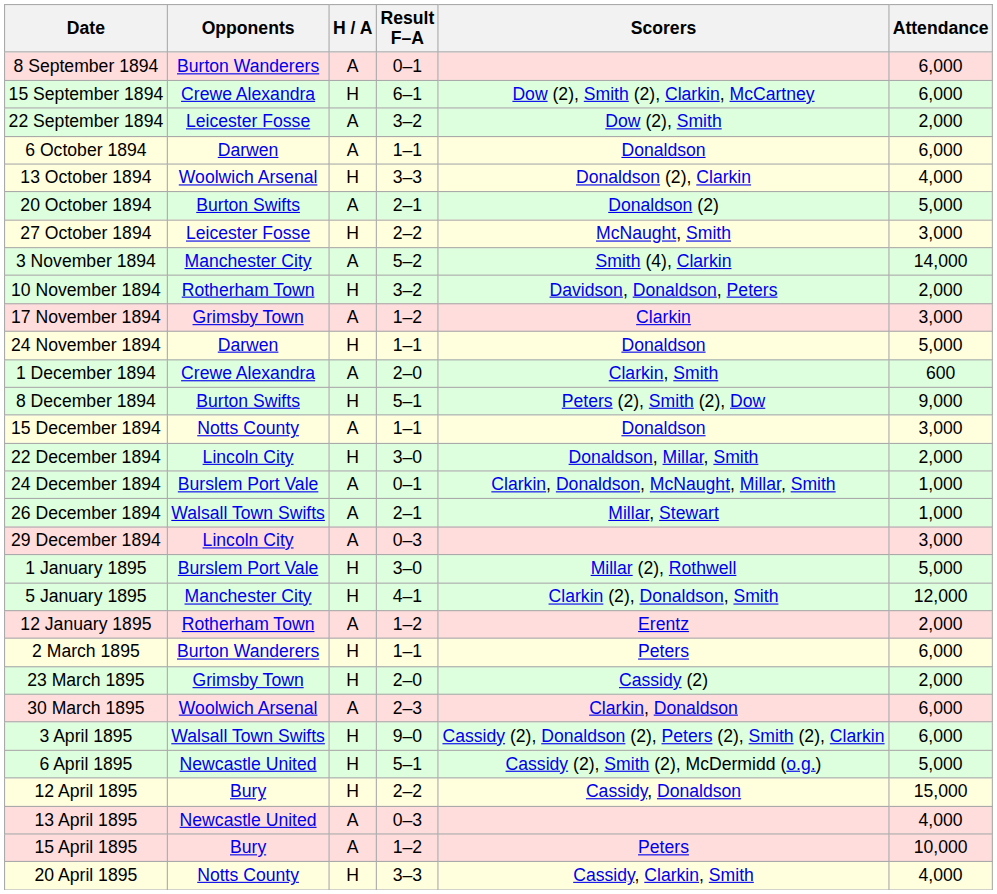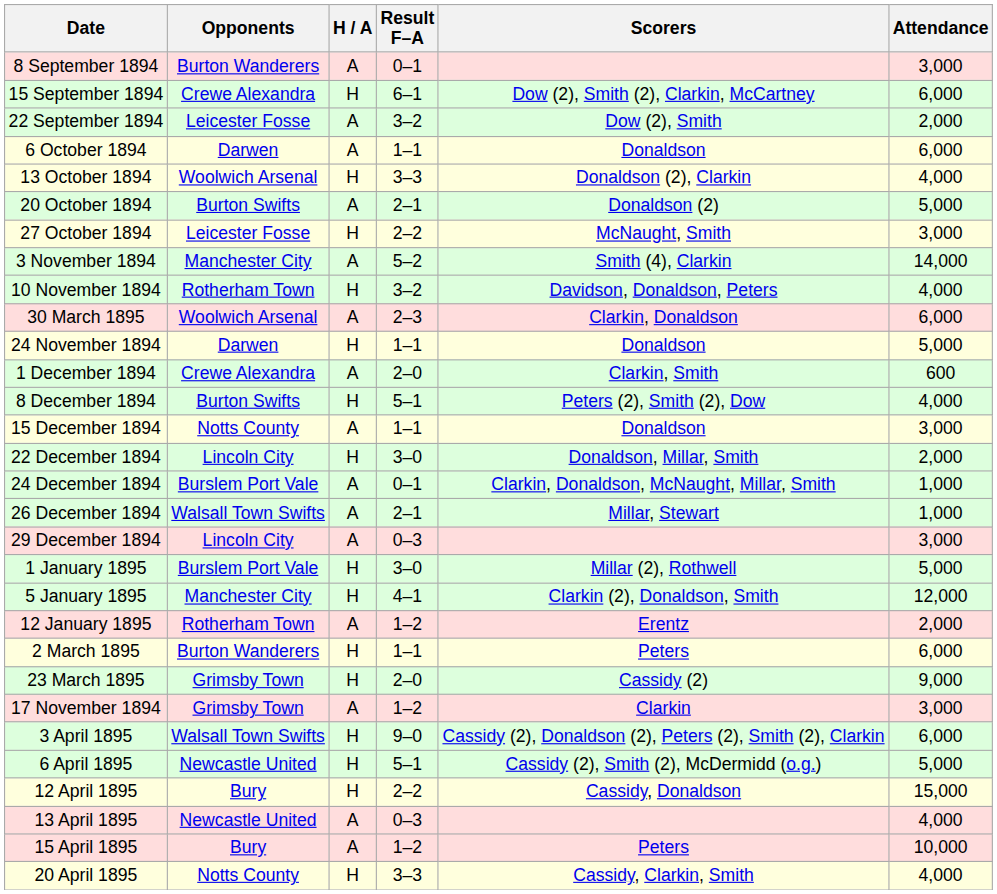(941, 66) 6,000 -> (941, 66) 3,000
(941, 289) 2,000 -> (941, 289) 4,000
rows swapped: (86, 317) <-> (86, 708)
(941, 401) 9,000 -> (941, 401) 4,000
(941, 680) 2,000 -> (941, 680) 9,000
